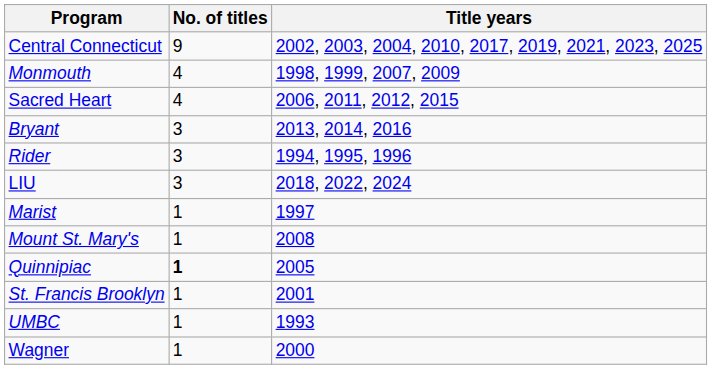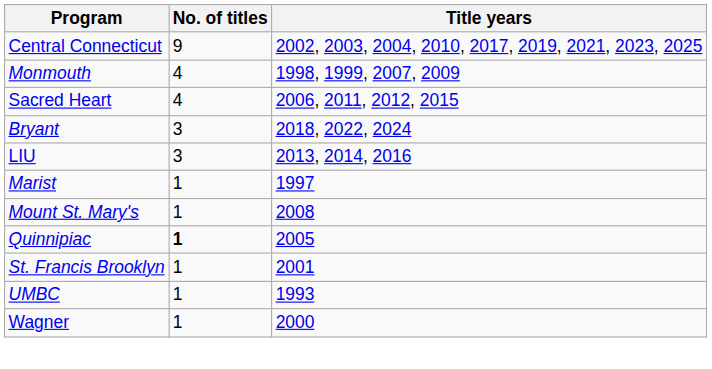(344, 128) 2013, 2014, 2016 -> (344, 128) 2018, 2022, 2024
- row: (29, 156)
(344, 184) 2018, 2022, 2024 -> (344, 156) 2013, 2014, 2016
